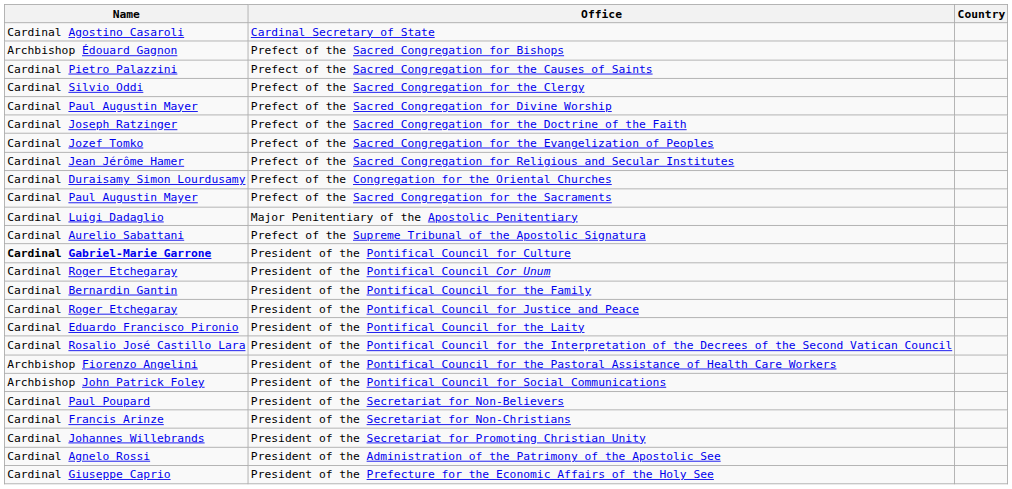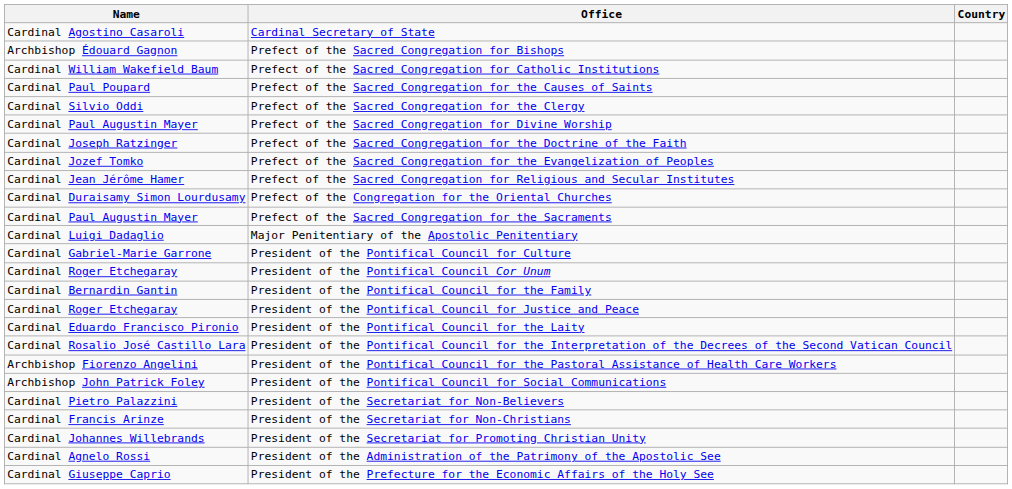+ row: (455, 69)
(92, 69) Cardinal Pietro Palazzini -> (79, 87) Cardinal Paul Poupard
- row: (448, 235)
(109, 253) bold -> (109, 253) normal
(79, 401) Cardinal Paul Poupard -> (92, 401) Cardinal Pietro Palazzini
